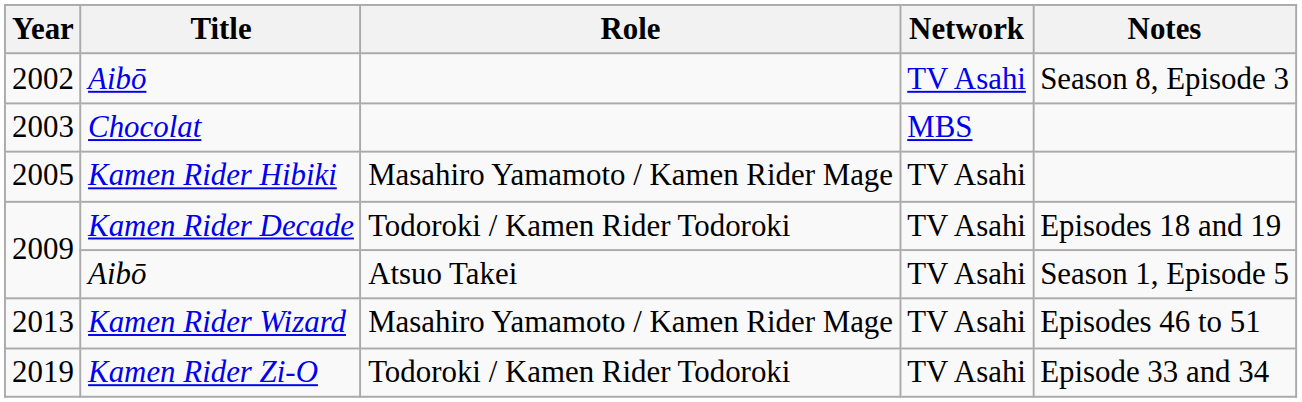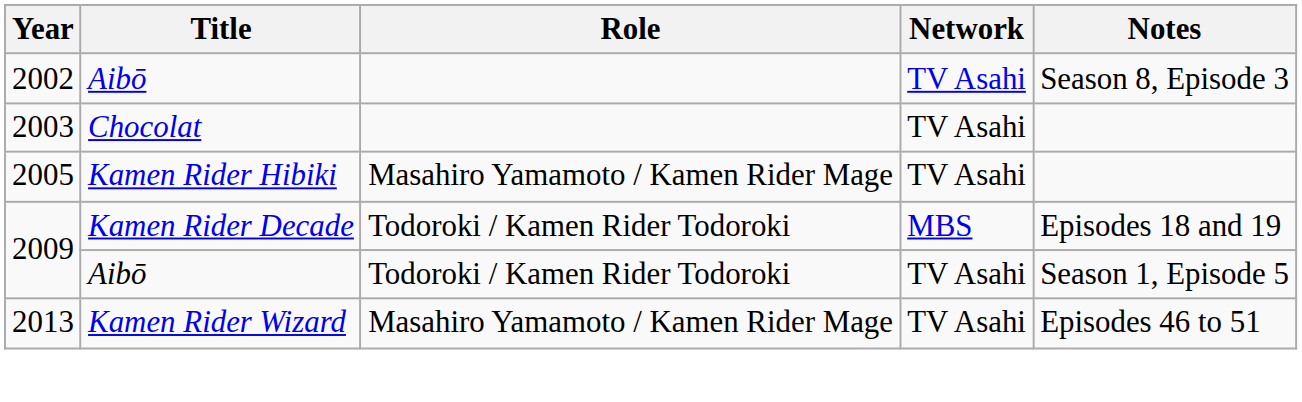(940, 126) MBS -> (967, 126) TV Asahi
(967, 224) TV Asahi -> (940, 224) MBS
(443, 273) Atsuo Takei -> (579, 273) Todoroki / Kamen Rider Todoroki
- row: (43, 371)
